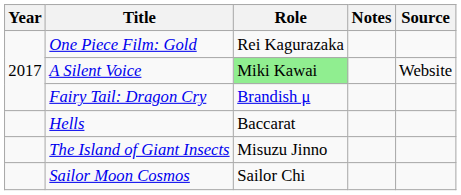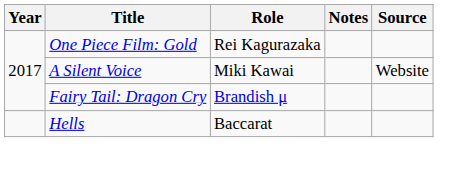(277, 70) lightgreen background -> (254, 70) no background
- row: (139, 149)
- row: (120, 176)
